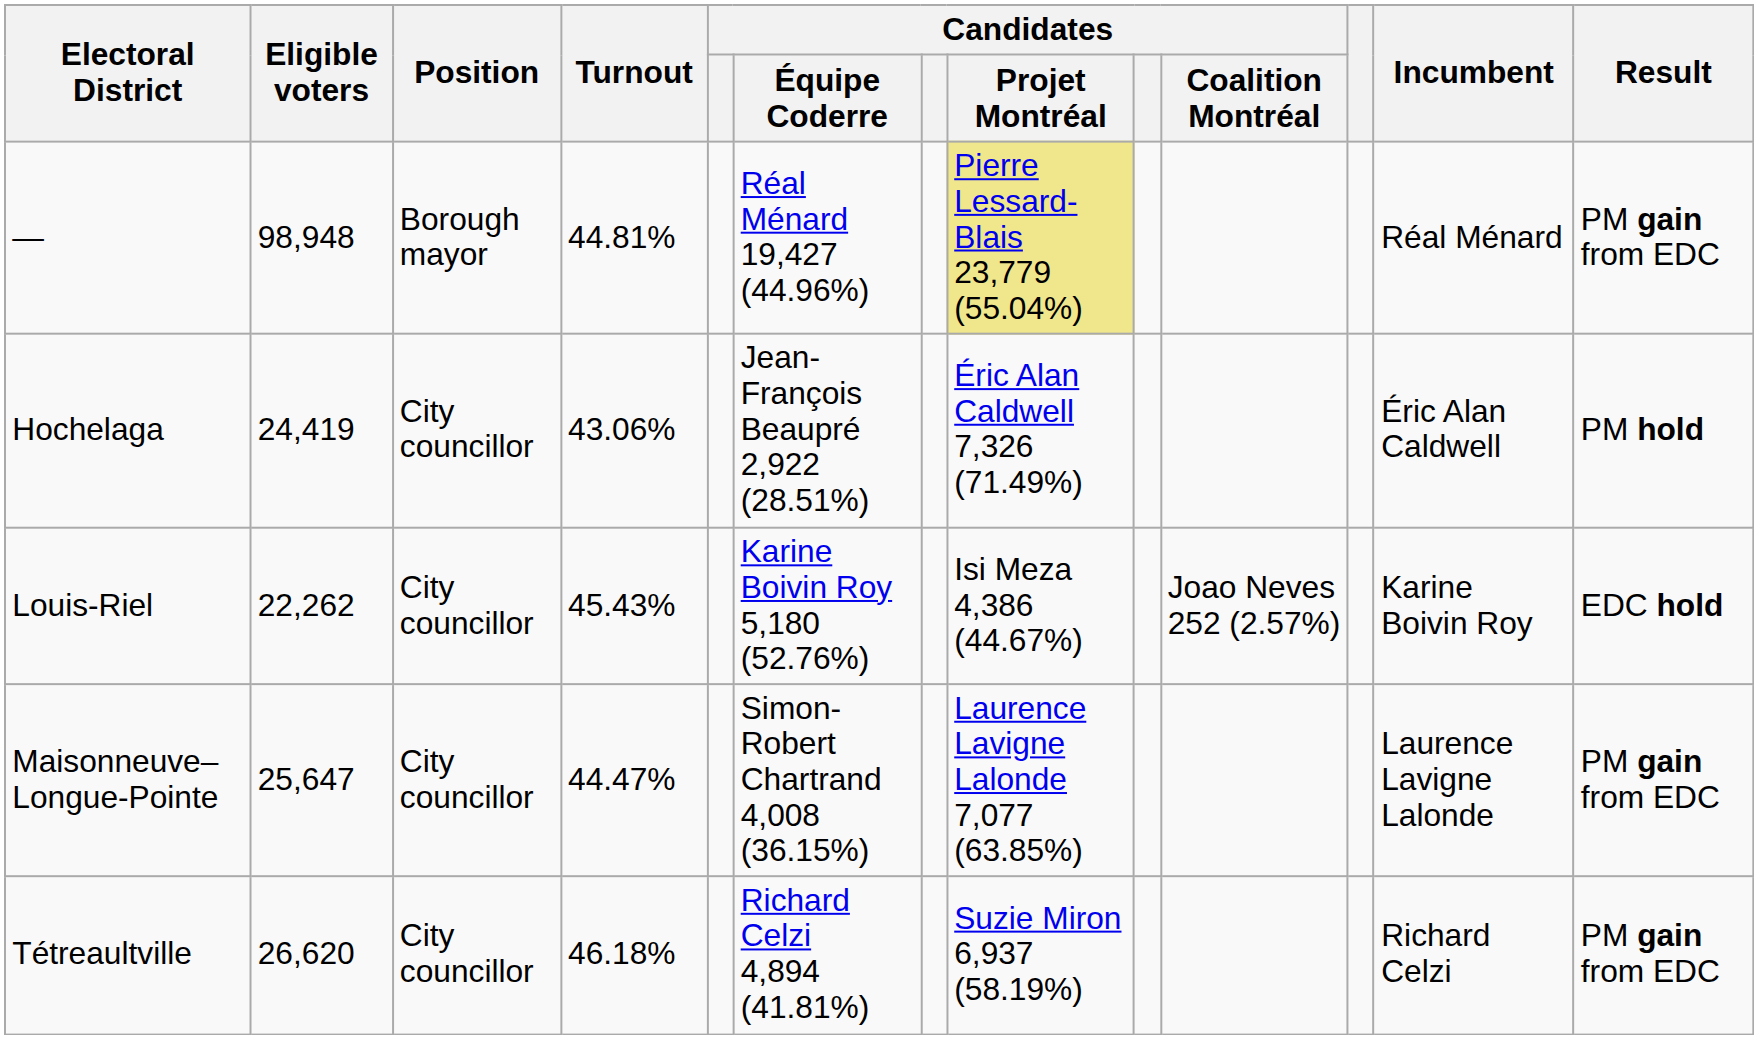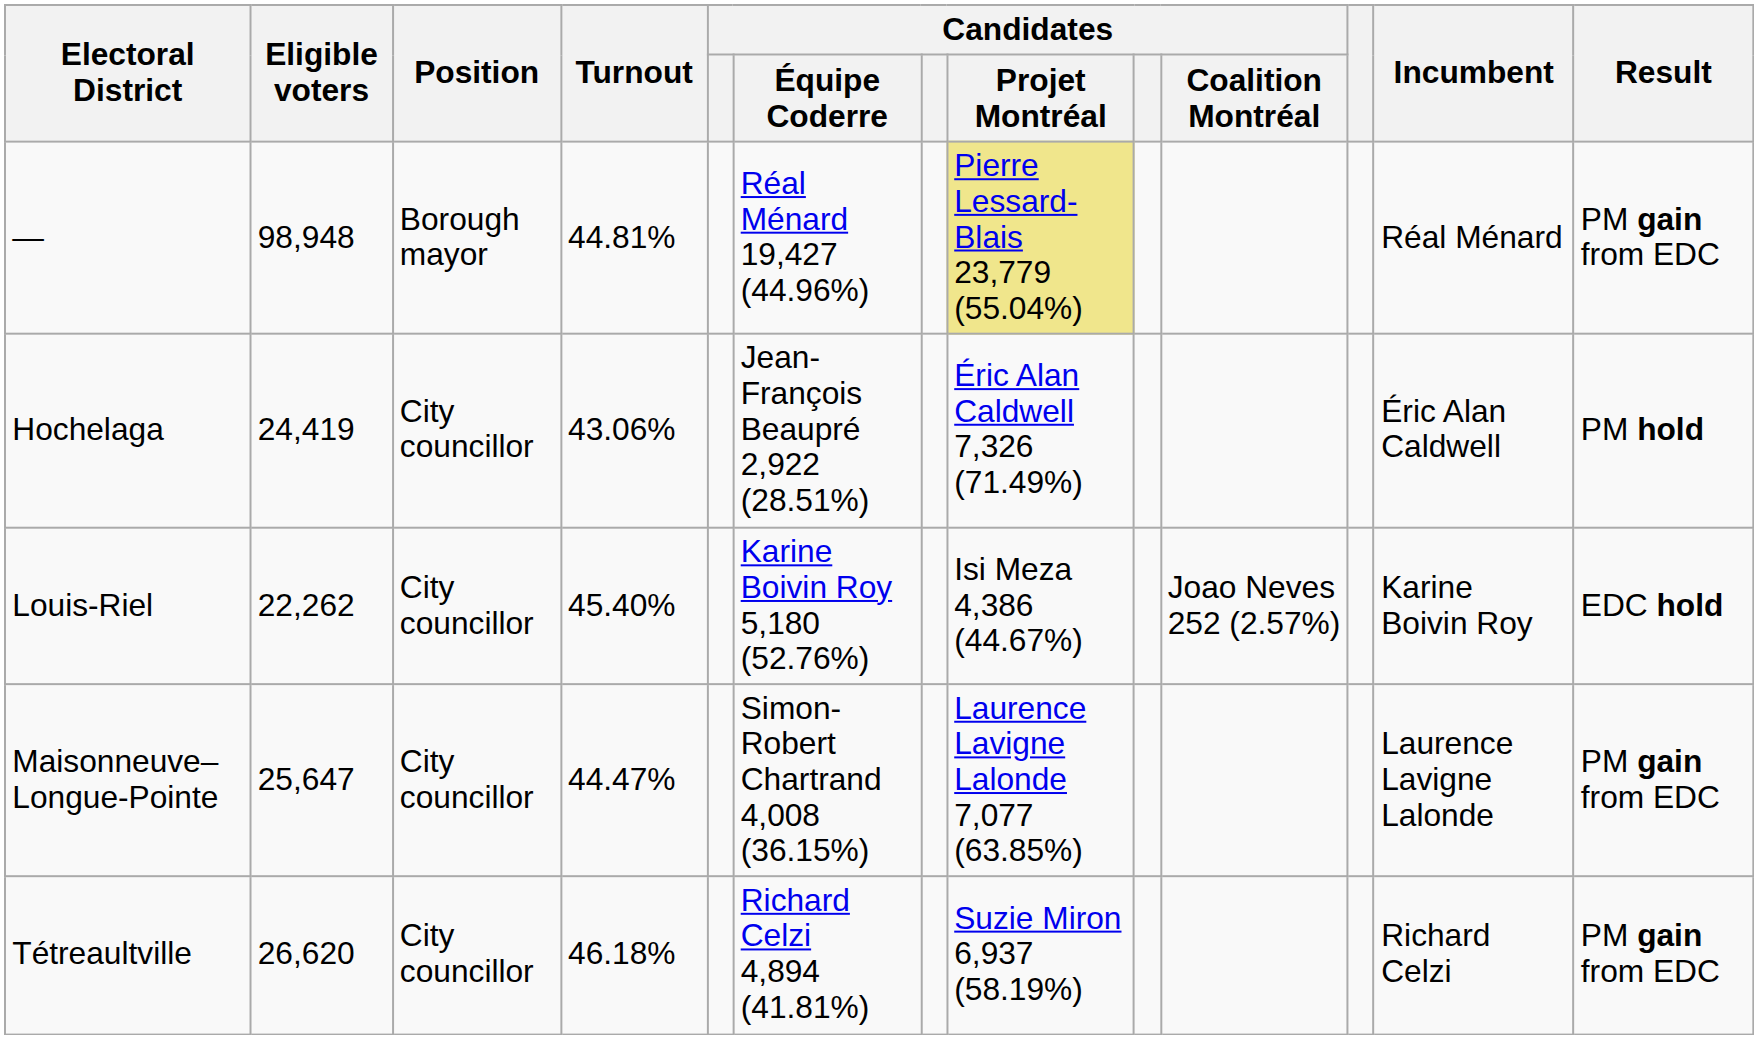(622, 604) 45.43% -> (622, 604) 45.40%
